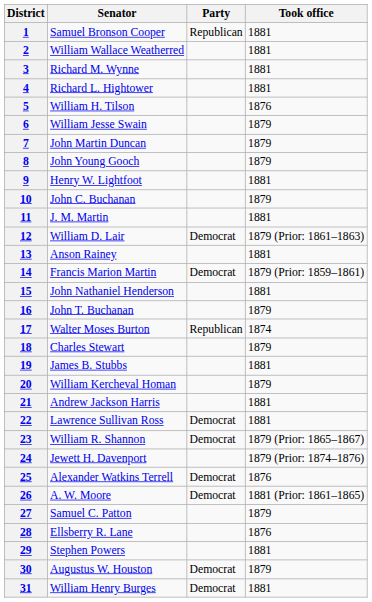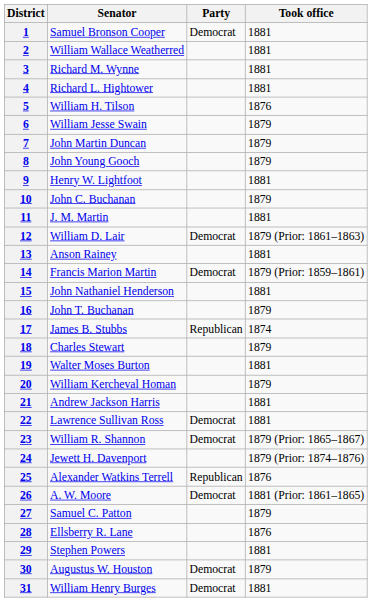(216, 32) Republican -> (213, 32) Democrat
(100, 328) Walter Moses Burton -> (89, 328) James B. Stubbs
(89, 365) James B. Stubbs -> (100, 365) Walter Moses Burton
(213, 476) Democrat -> (216, 476) Republican
